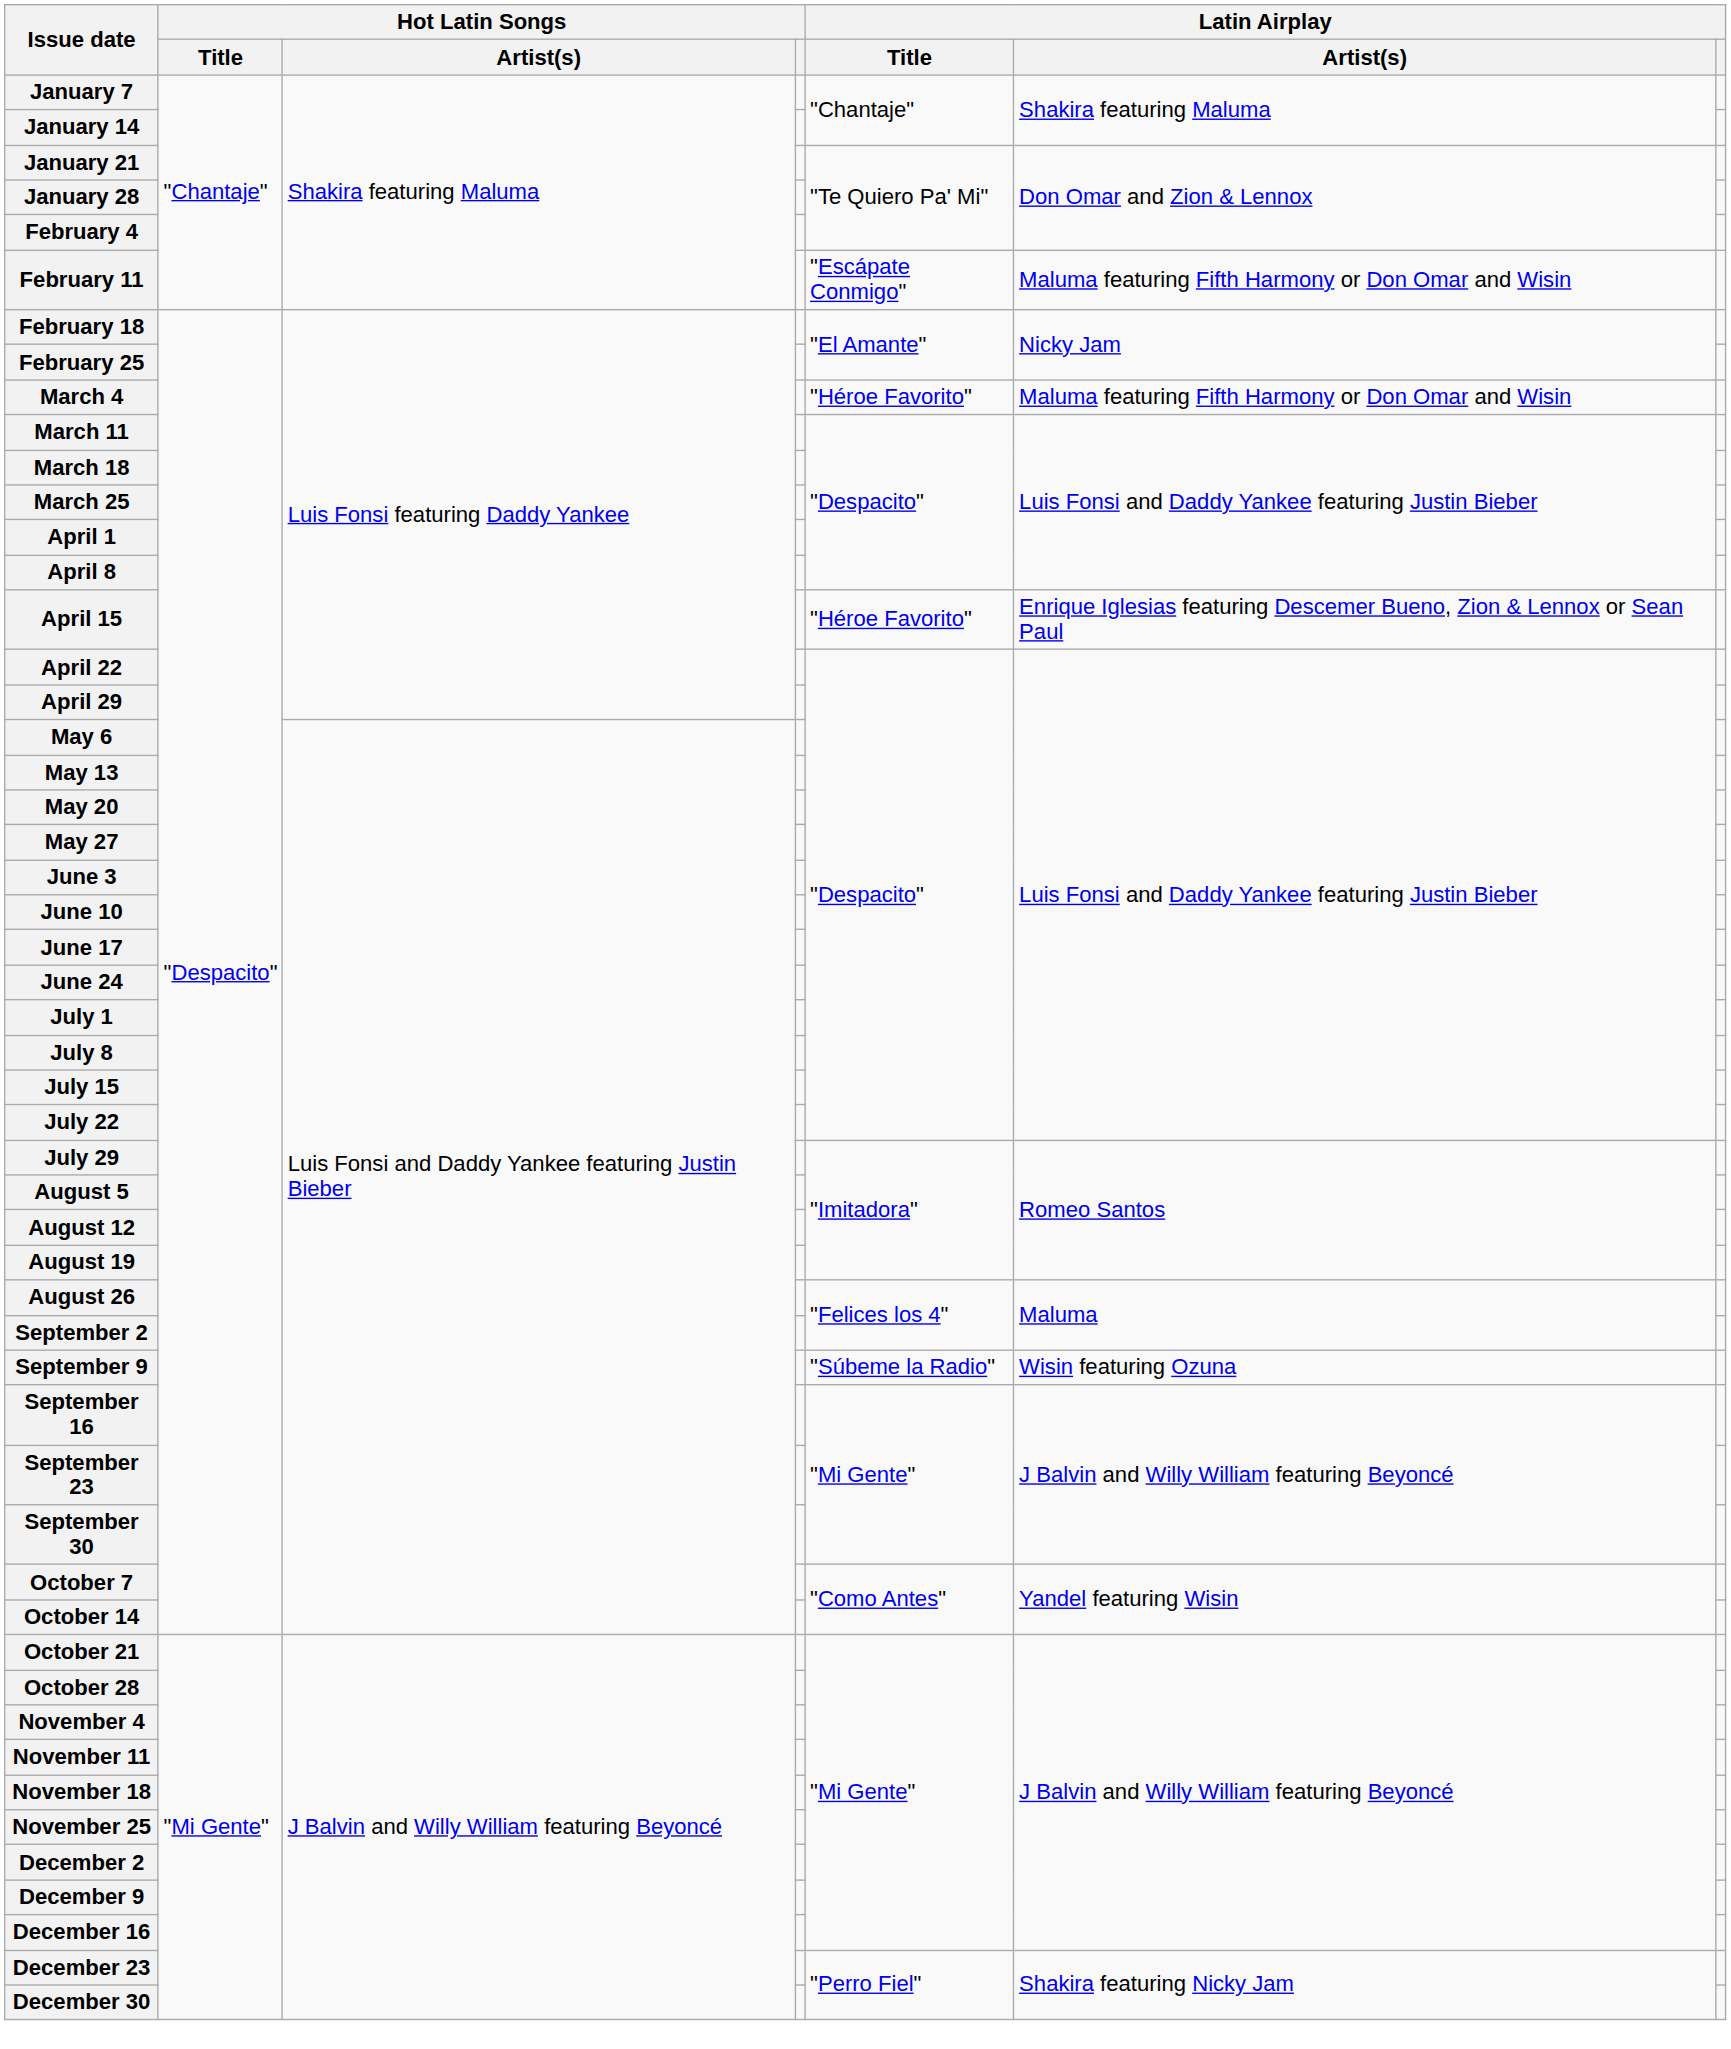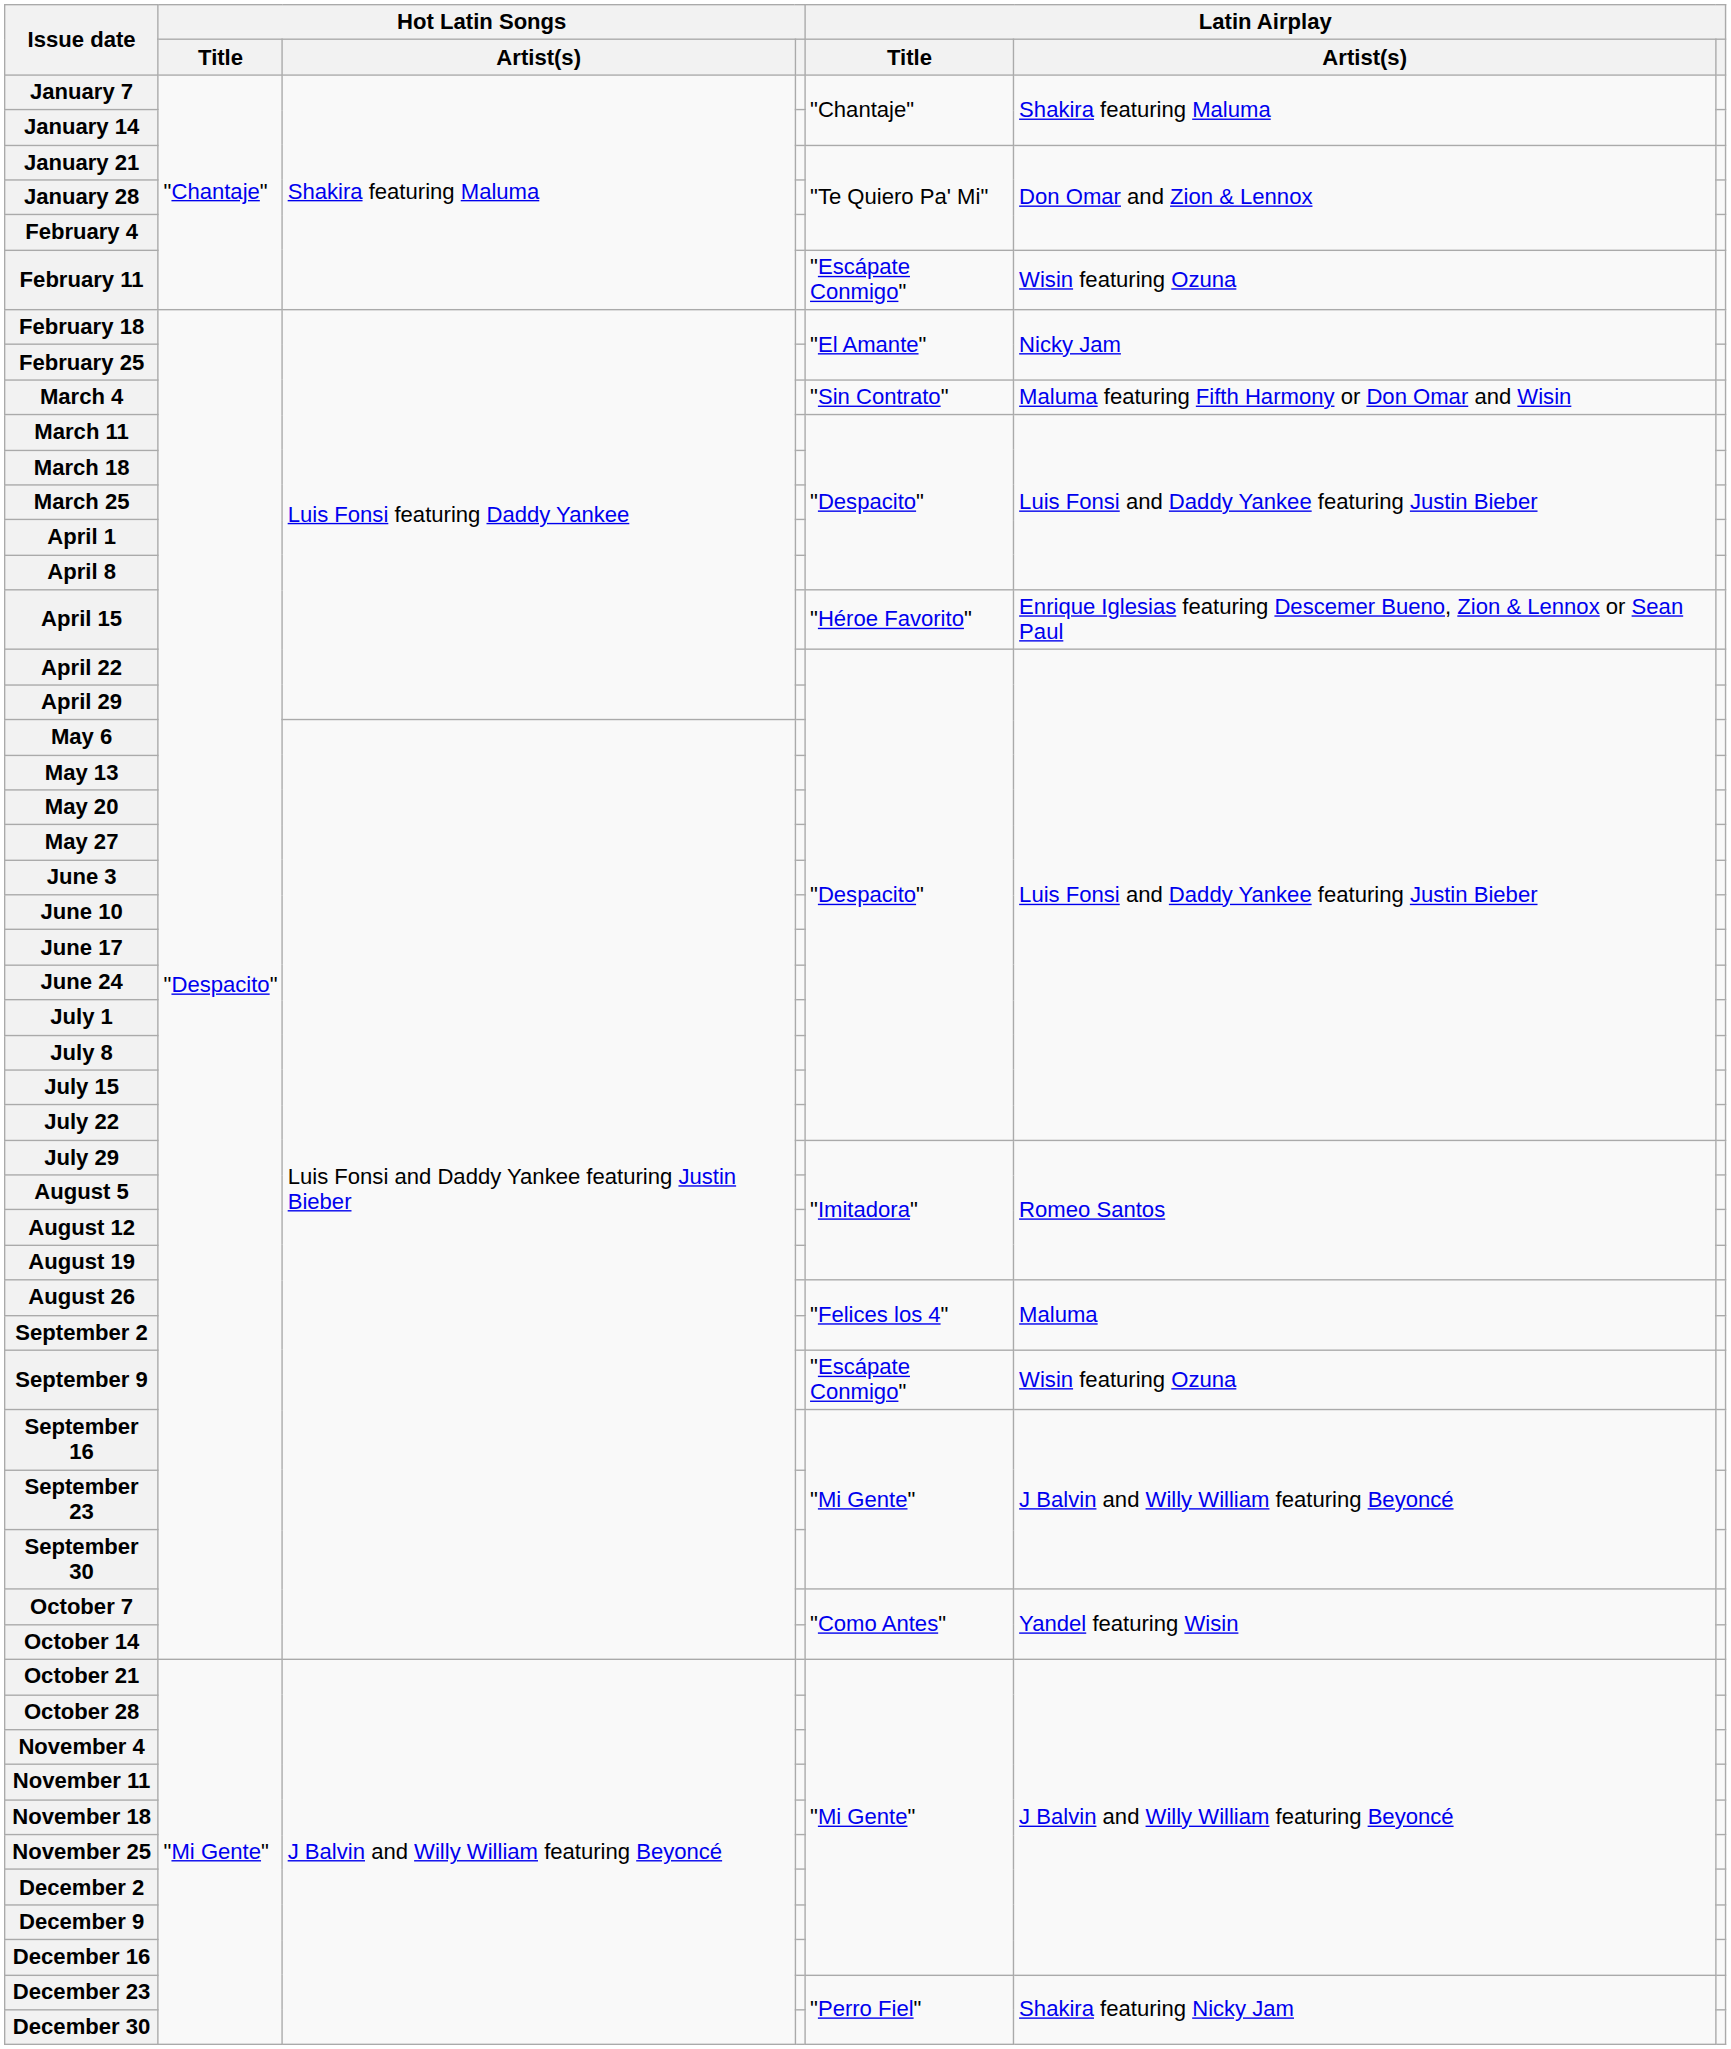(1295, 279) Maluma featuring Fifth Harmony or Don Omar and Wisin -> (1128, 279) Wisin featuring Ozuna
(891, 397) "Héroe Favorito" -> (879, 397) "Sin Contrato"
(903, 1367) "Súbeme la Radio" -> (860, 1379) "Escápate Conmigo"
